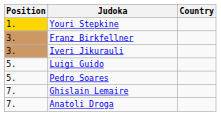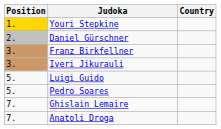+ row: (89, 38)
